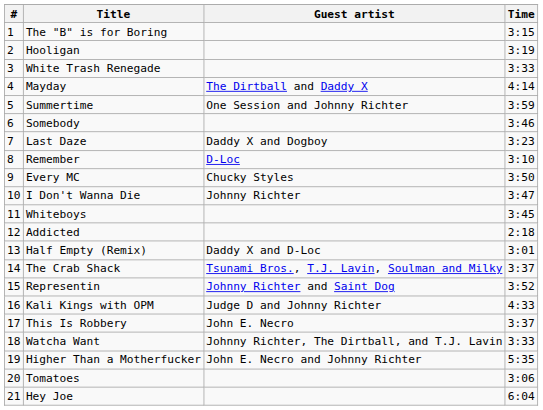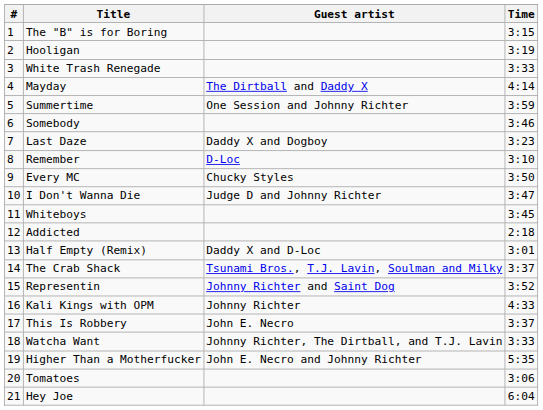(253, 196) Johnny Richter -> (294, 196) Judge D and Johnny Richter
(294, 305) Judge D and Johnny Richter -> (253, 305) Johnny Richter
